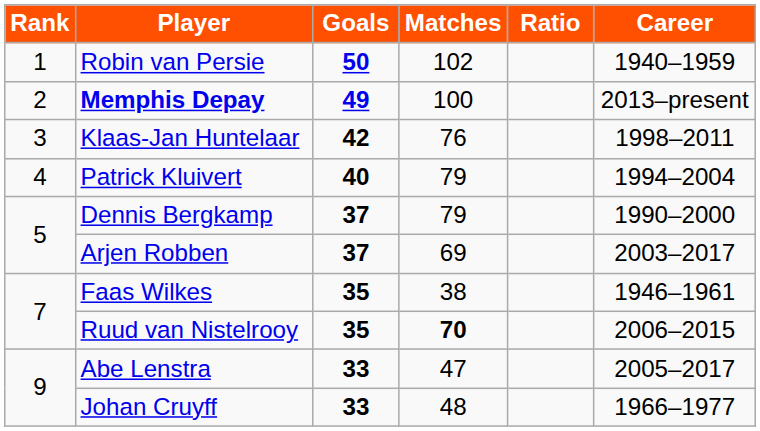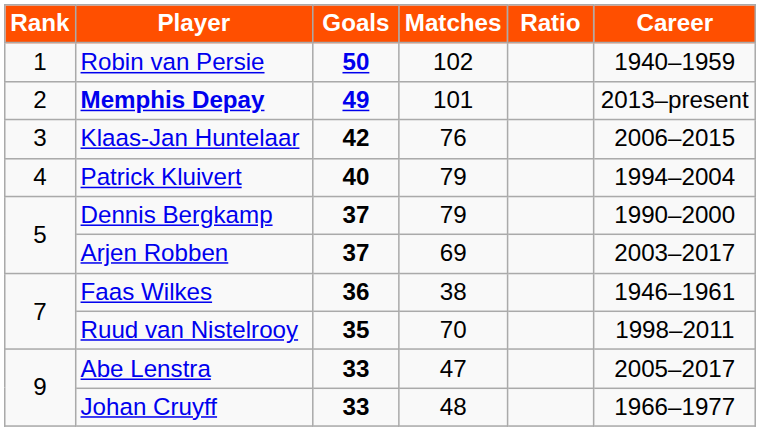(453, 100) 100 -> (453, 100) 101
(675, 138) 1998–2011 -> (675, 138) 2006–2015
(356, 291) 35 -> (356, 291) 36
(453, 330) bold -> (453, 330) normal
(675, 330) 2006–2015 -> (675, 330) 1998–2011
